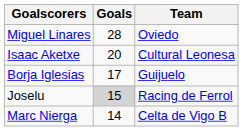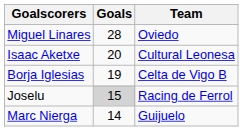(114, 75) 17 -> (114, 75) 19
(161, 75) Guijuelo -> (182, 75) Celta de Vigo B
(182, 116) Celta de Vigo B -> (161, 116) Guijuelo
